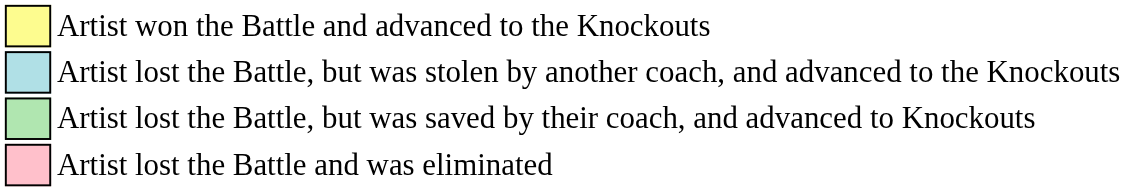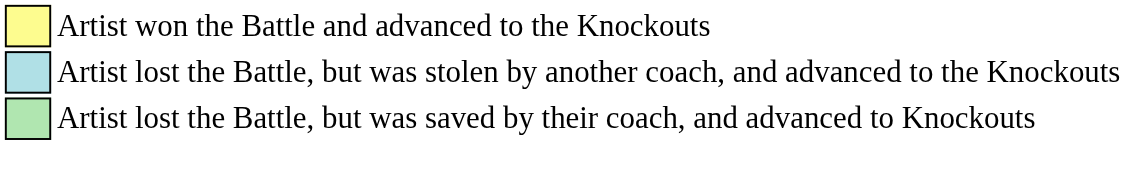- row: (305, 164)
